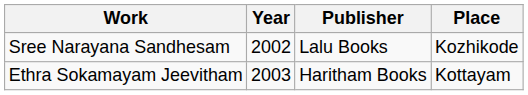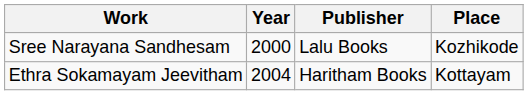(271, 47) 2002 -> (271, 47) 2000
(271, 75) 2003 -> (271, 75) 2004
